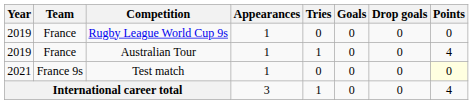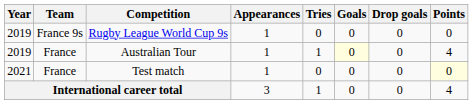(60, 33) France -> (60, 33) France 9s
(352, 52) no background -> (352, 52) lightyellow background
(60, 71) France 9s -> (60, 71) France
